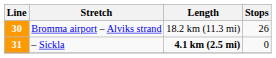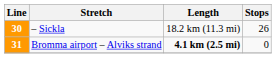(96, 28) Bromma airport – Alviks strand -> (48, 28) – Sickla
(48, 45) – Sickla -> (96, 45) Bromma airport – Alviks strand
